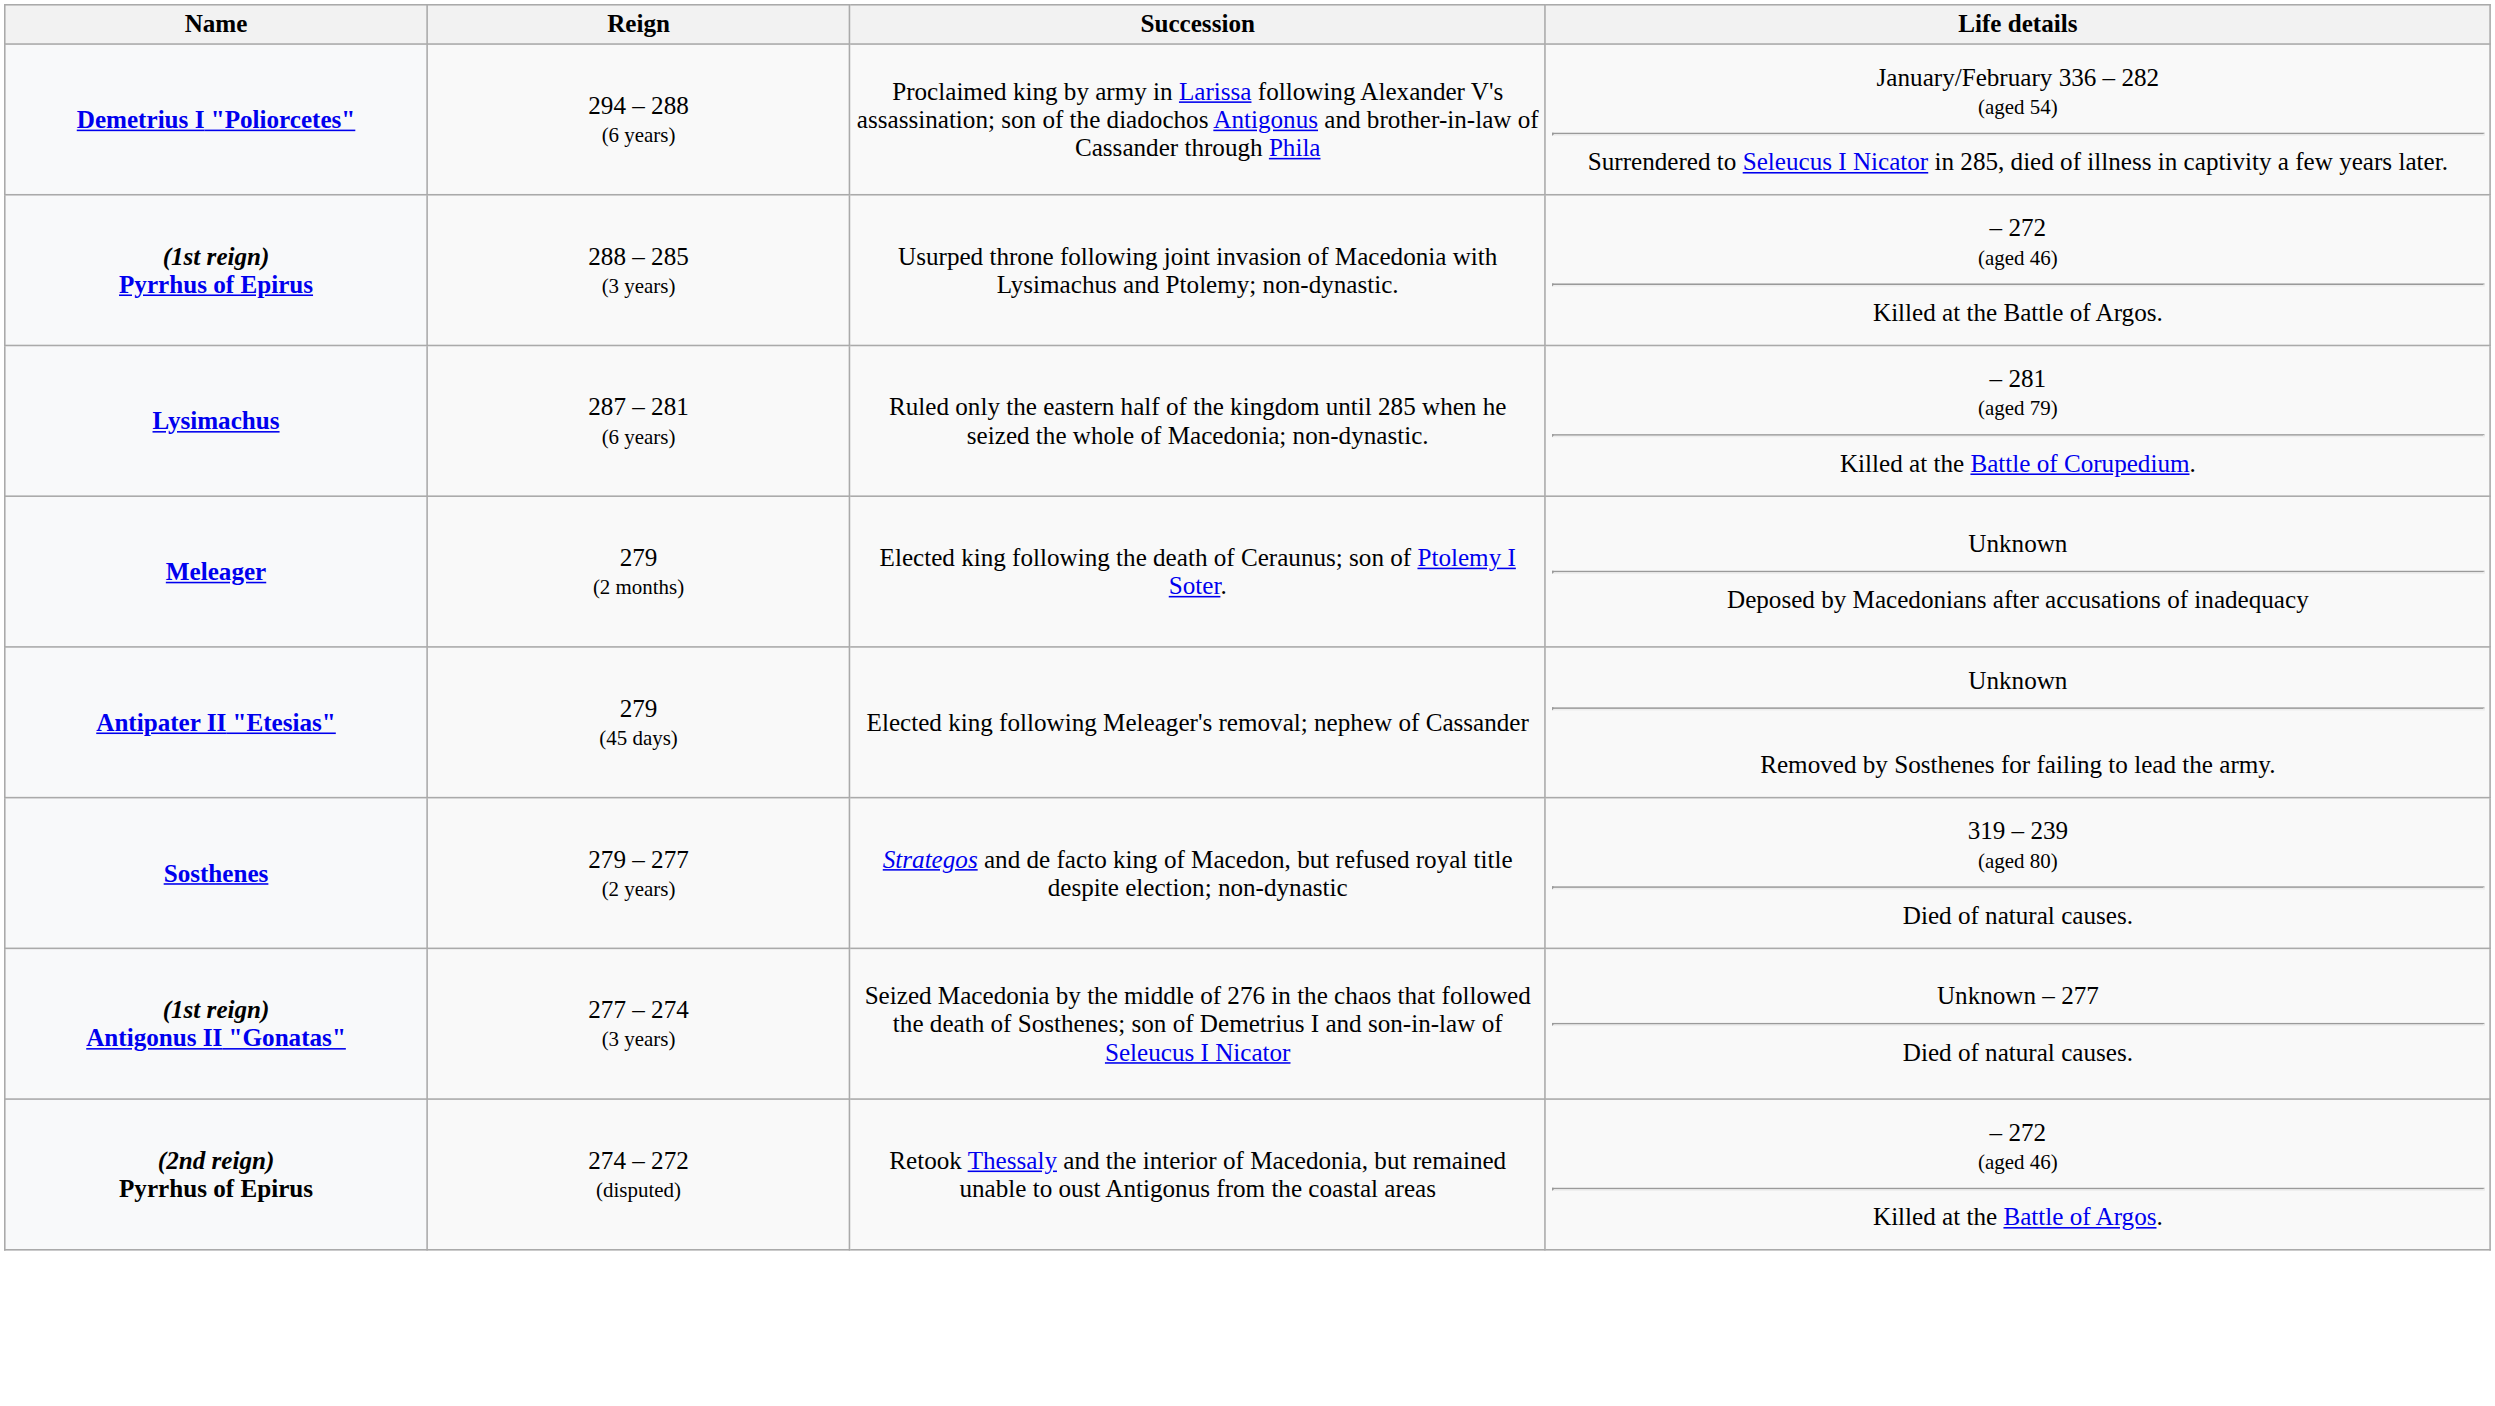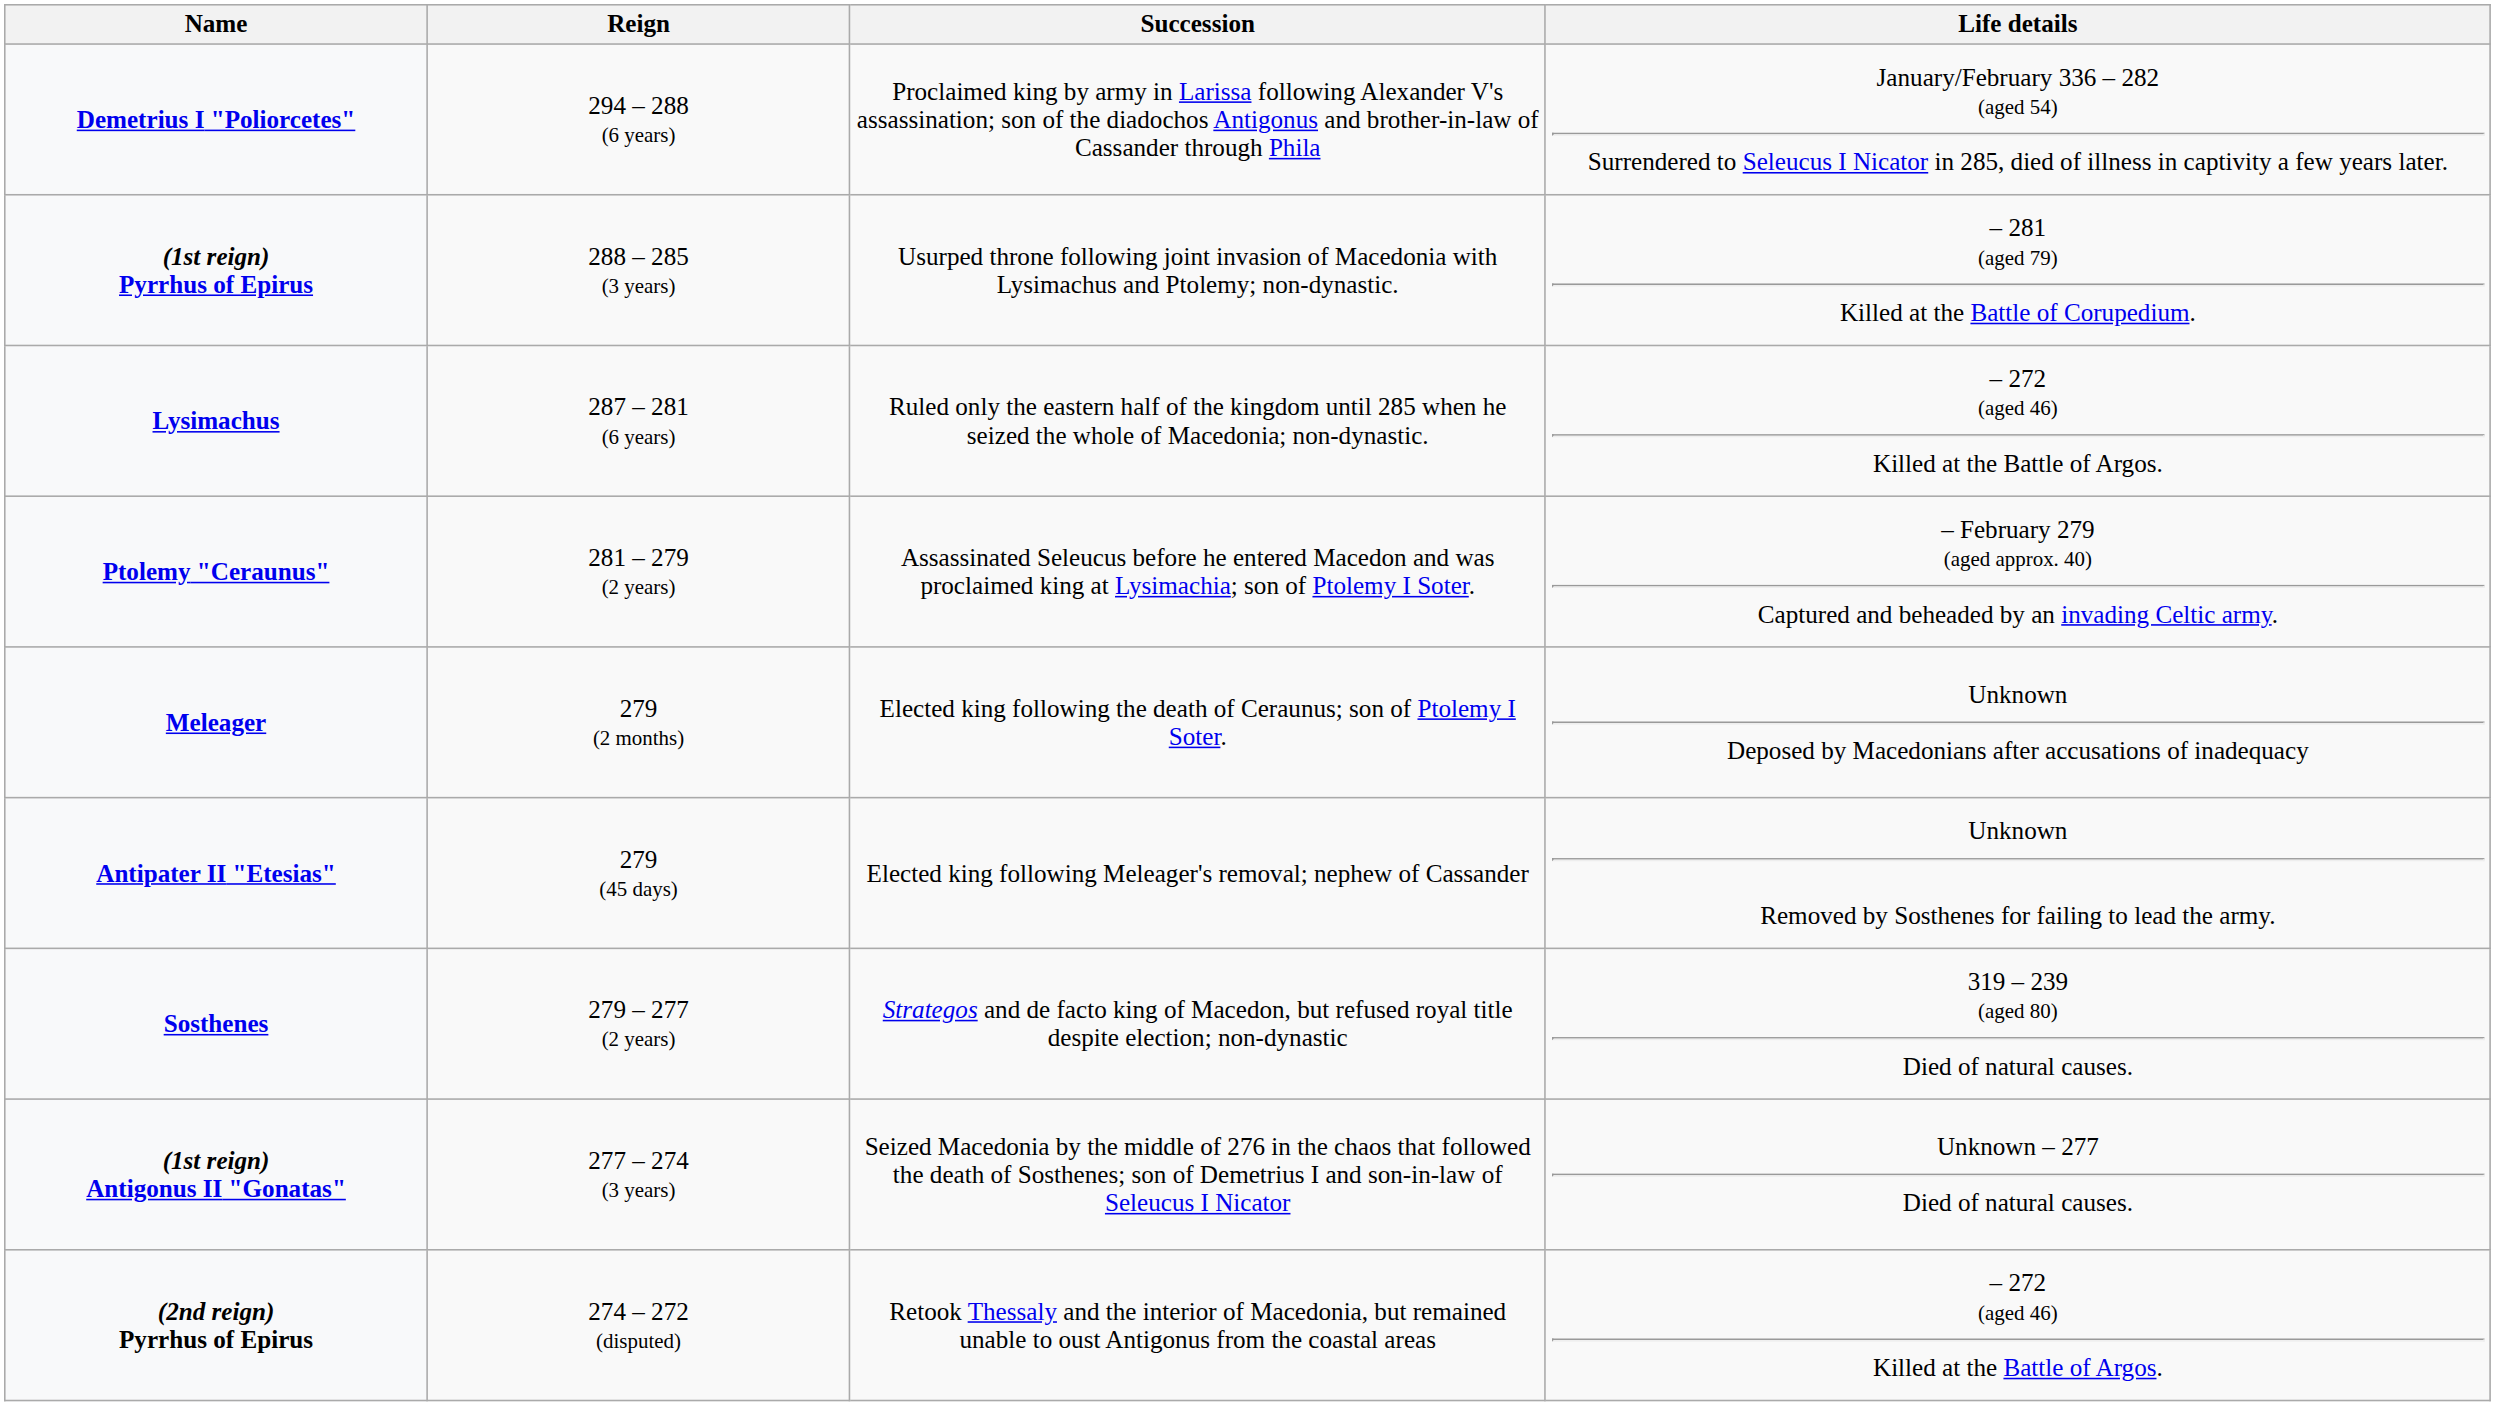(2018, 270) – 272 (aged 46) Killed at the Battle of Argos. -> (2018, 270) – 281 (aged 79) Killed at the Battle of Corupedium.
(2018, 421) – 281 (aged 79) Killed at the Battle of Corupedium. -> (2018, 421) – 272 (aged 46) Killed at the Battle of Argos.
+ row: (216, 571)
